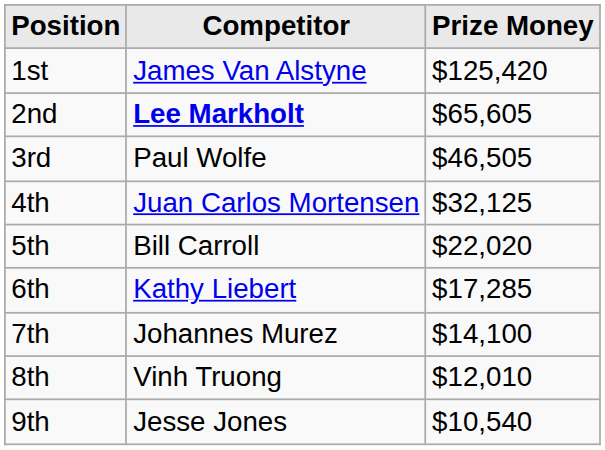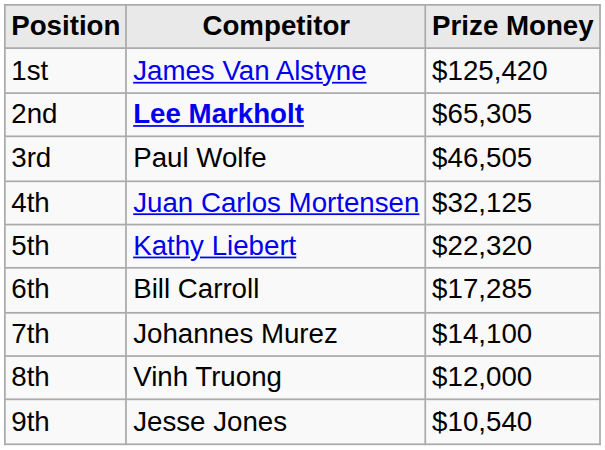(482, 114) $65,605 -> (482, 114) $65,305
(196, 245) Bill Carroll -> (215, 245) Kathy Liebert
(482, 245) $22,020 -> (482, 245) $22,320
(215, 289) Kathy Liebert -> (196, 289) Bill Carroll
(482, 377) $12,010 -> (482, 377) $12,000
